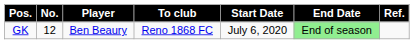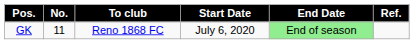- column: (98, 13)
(50, 30) 12 -> (59, 30) 11
